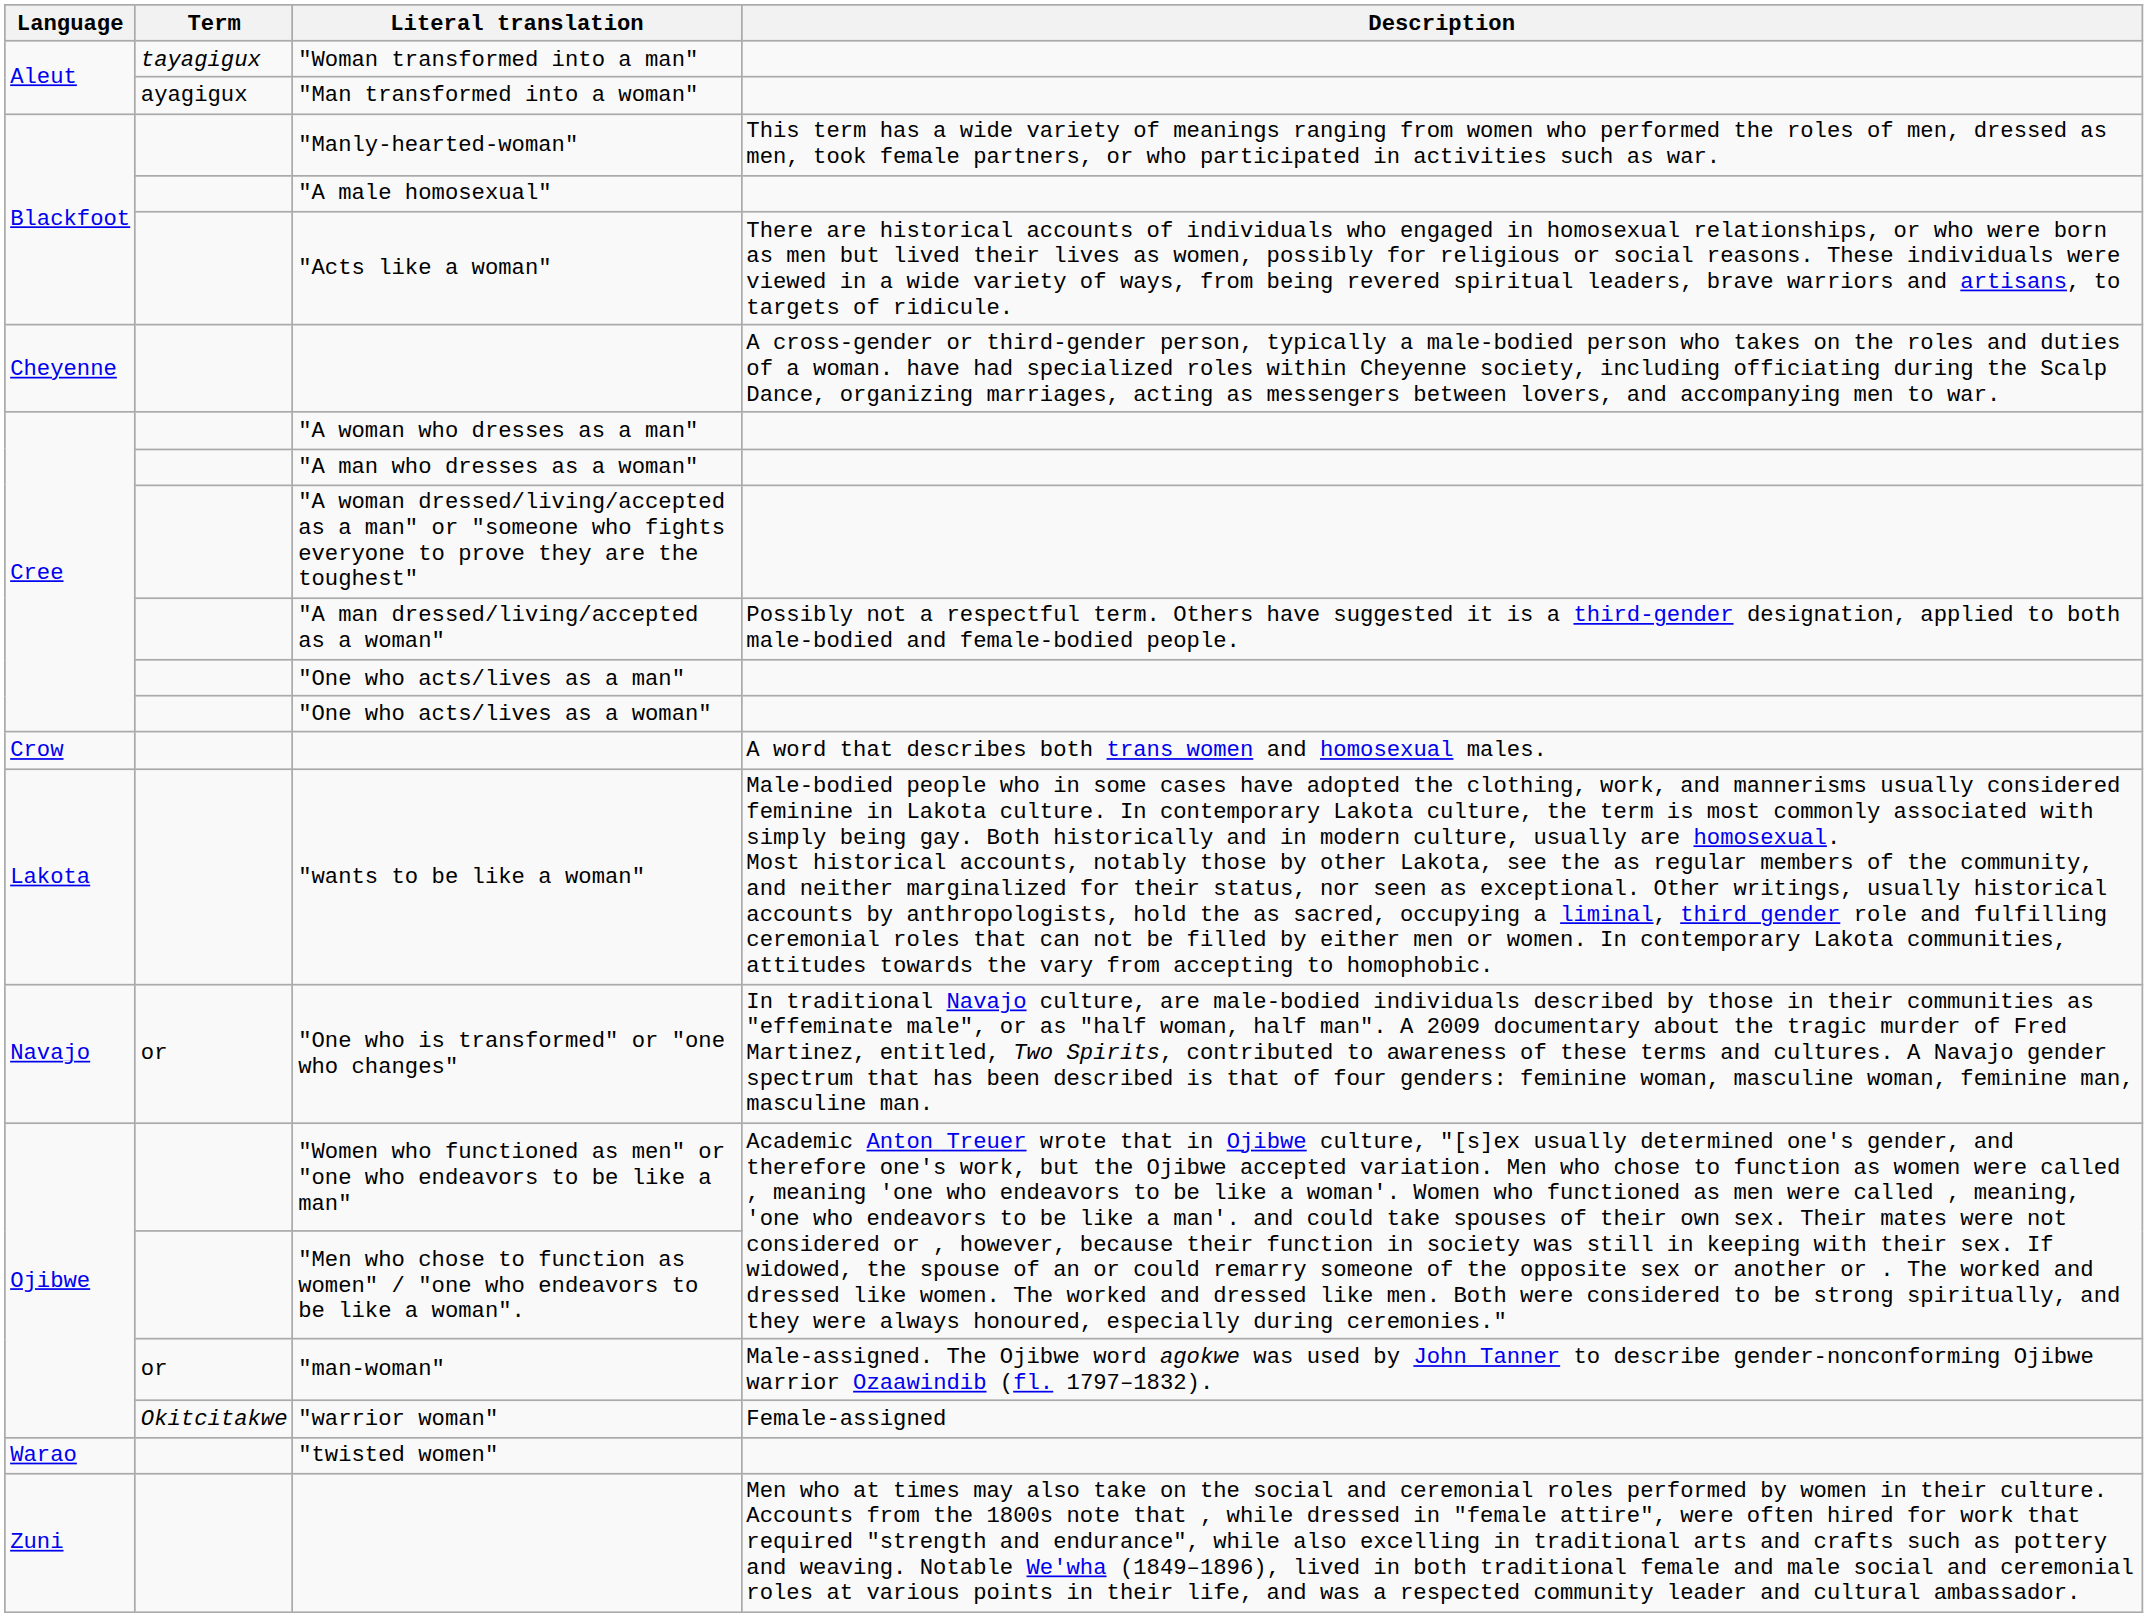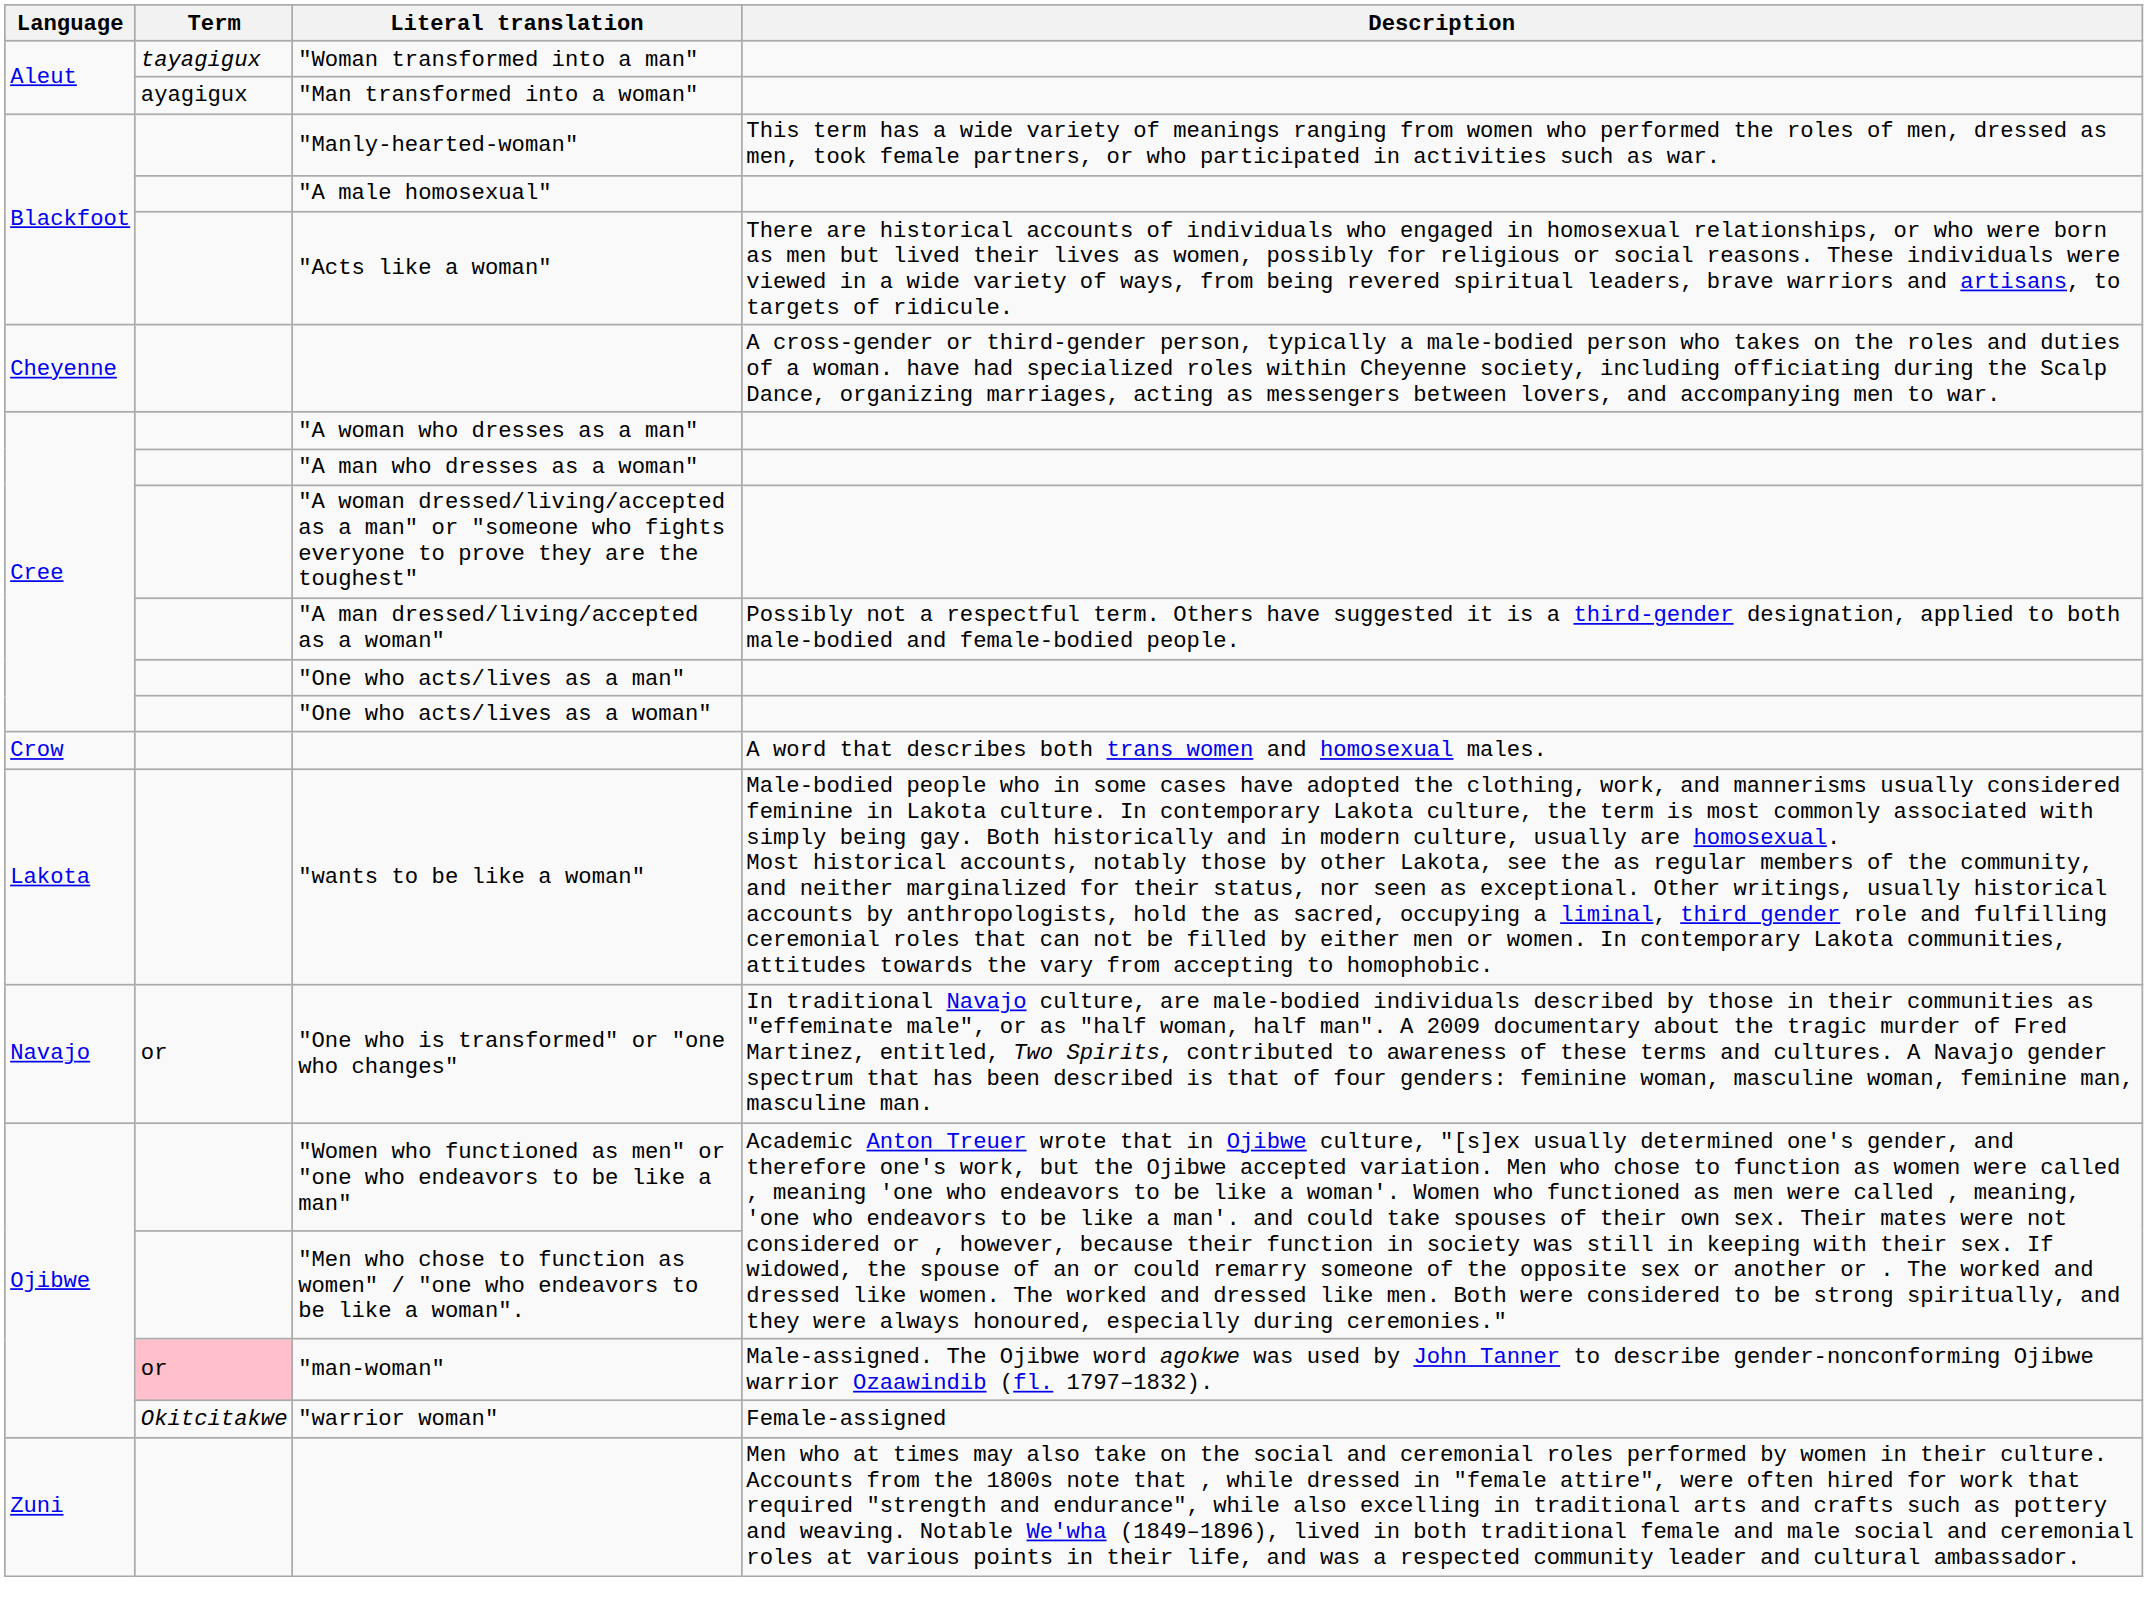(154, 1370) no background -> (154, 1370) pink background
- row: (398, 1455)
